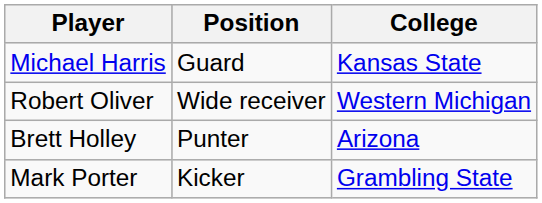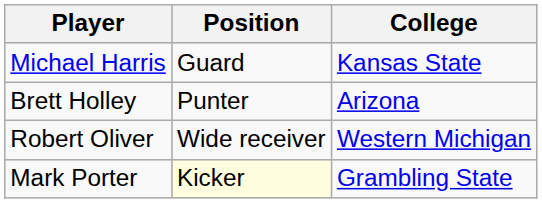rows swapped: (73, 139) <-> (82, 100)
(211, 178) no background -> (211, 178) lightyellow background
